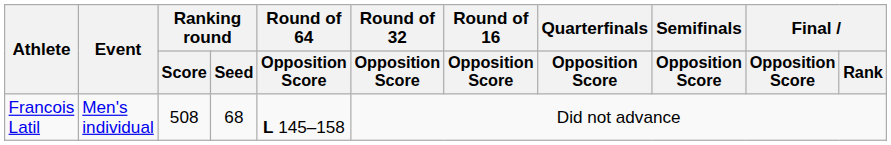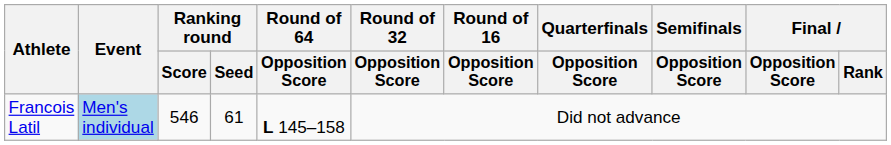(118, 118) no background -> (118, 118) lightblue background
(184, 118) 508 -> (184, 118) 546
(234, 118) 68 -> (234, 118) 61
